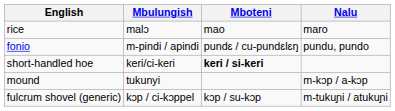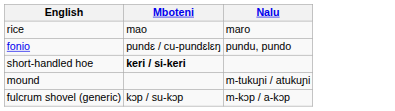- column: (162, 13)
(335, 81) m-kɔp / a-kɔp -> (268, 81) m-tukuɲi / atukuɲi
(346, 98) m-tukuɲi / atukuɲi -> (258, 98) m-kɔp / a-kɔp
